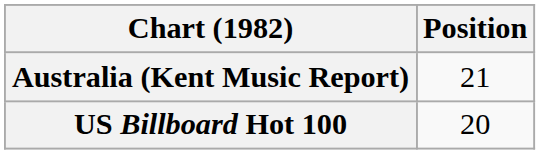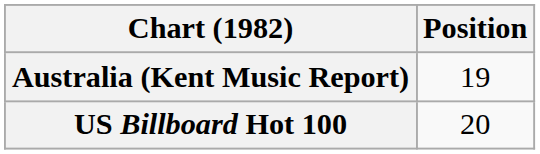(475, 76) 21 -> (475, 76) 19
